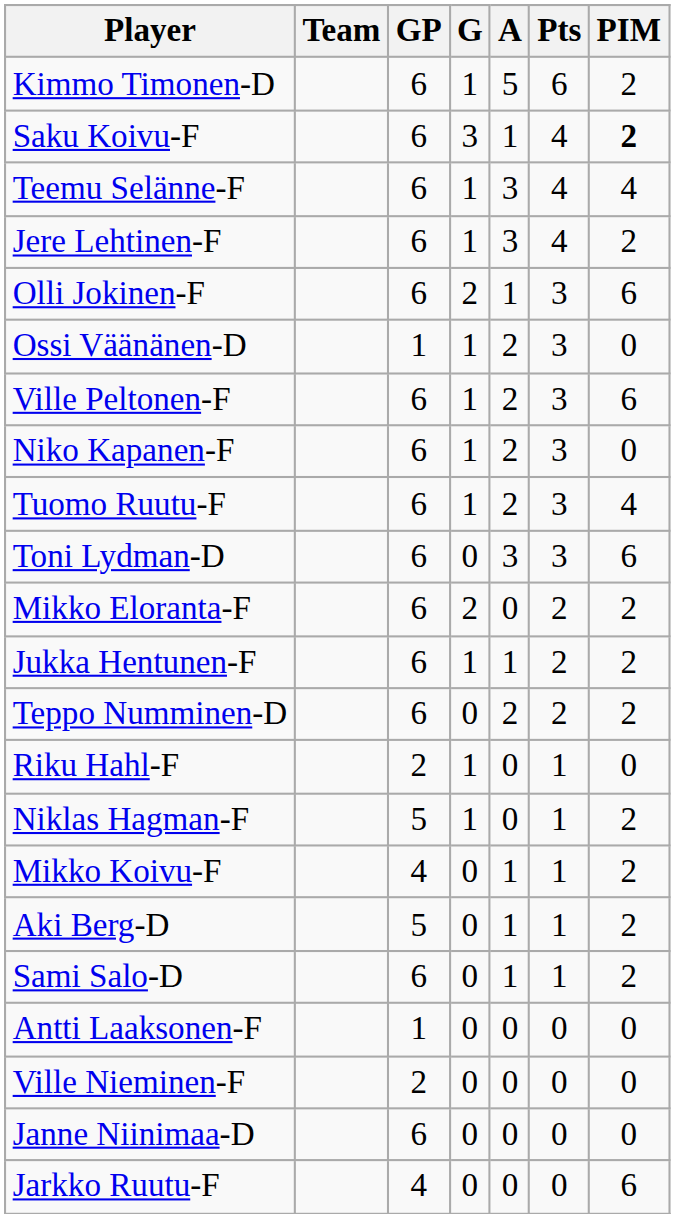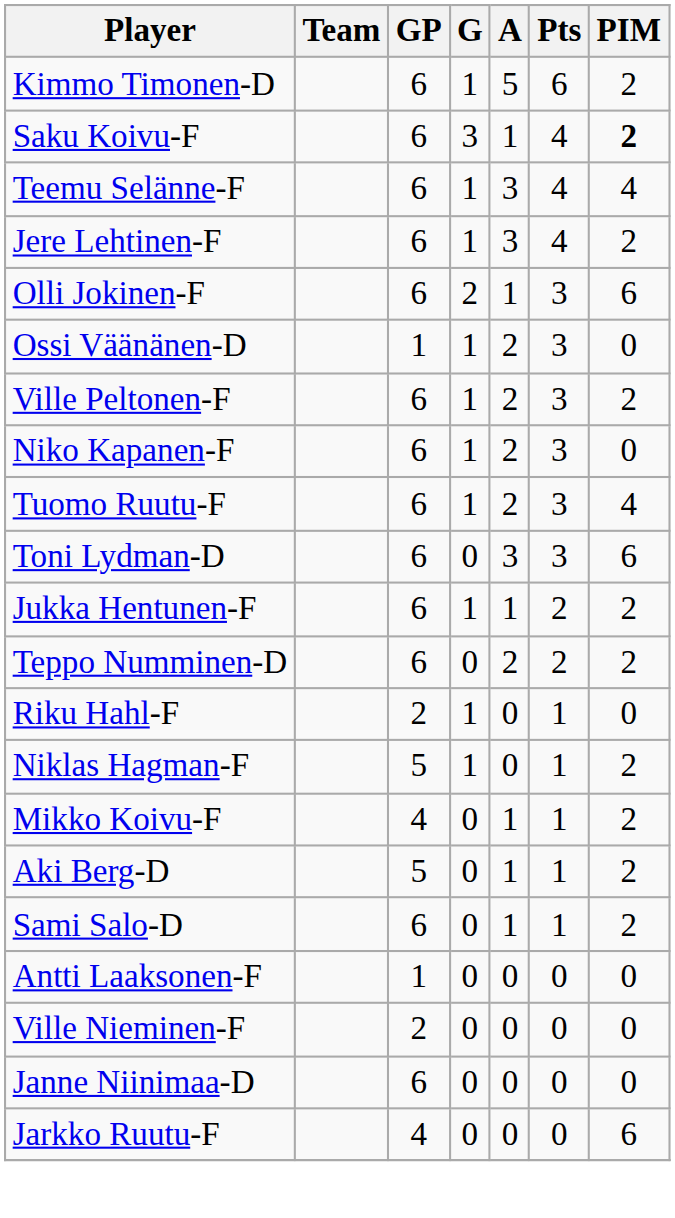(629, 398) 6 -> (629, 398) 2
- row: (132, 608)
